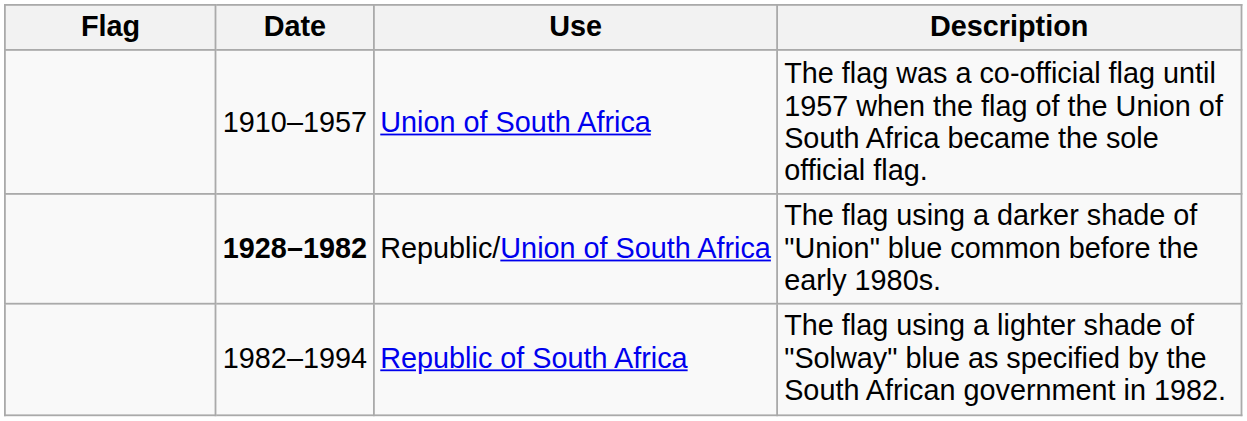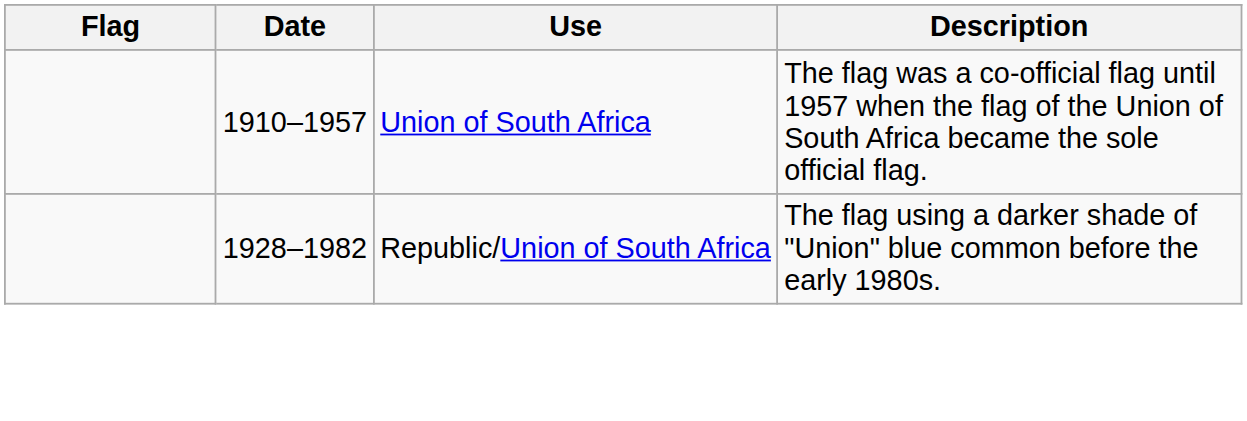(295, 248) bold -> (295, 248) normal
- row: (534, 358)
